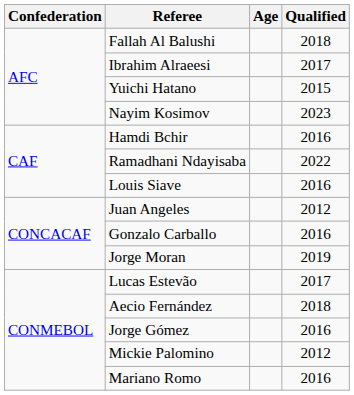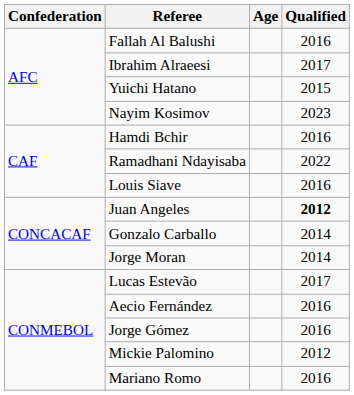(316, 40) 2018 -> (316, 40) 2016
(316, 209) normal -> (316, 209) bold
(316, 233) 2016 -> (316, 233) 2014
(316, 257) 2019 -> (316, 257) 2014
(316, 305) 2018 -> (316, 305) 2016
